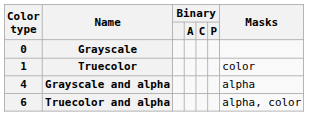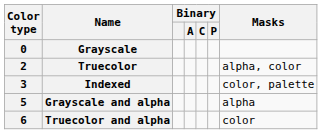(23, 67) 1 -> (23, 67) 2
(239, 67) color -> (262, 67) alpha, color
+ row: (108, 85)
(23, 85) 4 -> (23, 102) 5
(262, 102) alpha, color -> (239, 120) color
